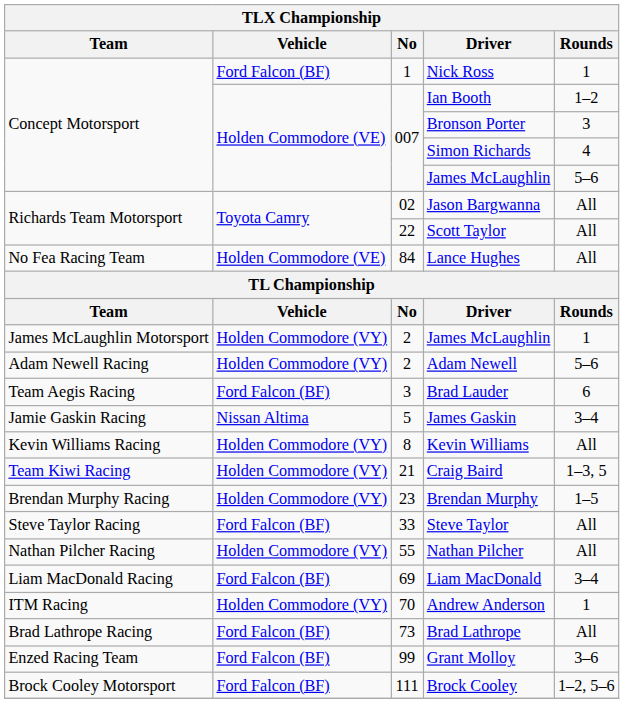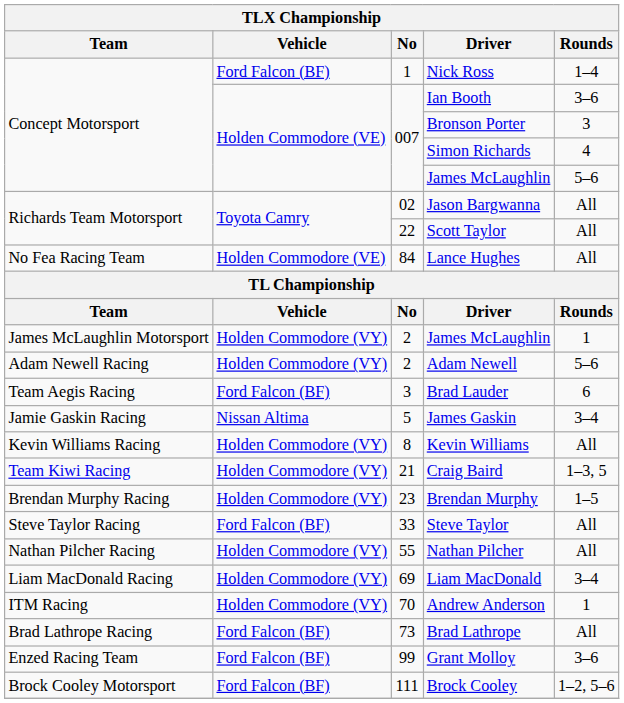(586, 70) 1 -> (586, 70) 1–4
(586, 97) 1–2 -> (586, 97) 3–6
(273, 578) Ford Falcon (BF) -> (302, 578) Holden Commodore (VY)
